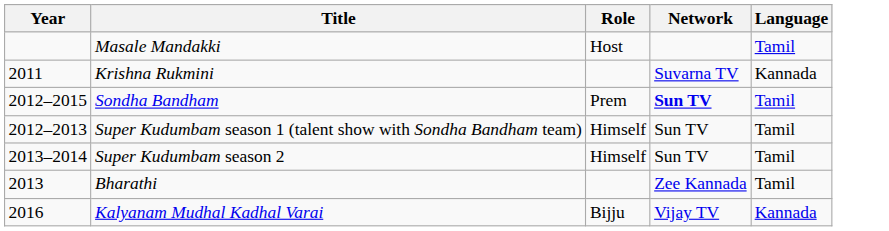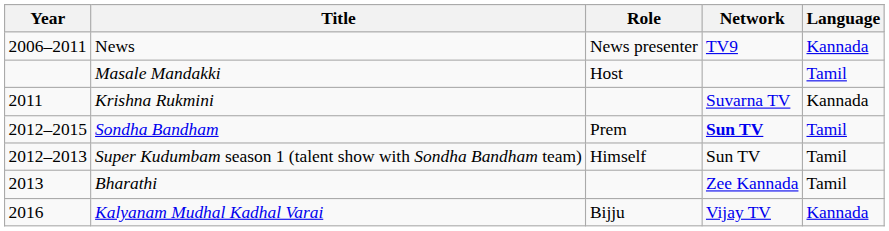+ row: (115, 45)
- row: (190, 156)
